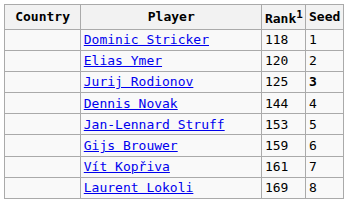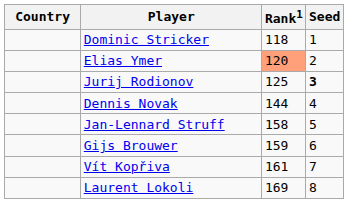(277, 61) no background -> (277, 61) lightsalmon background
(277, 124) 153 -> (277, 124) 158
